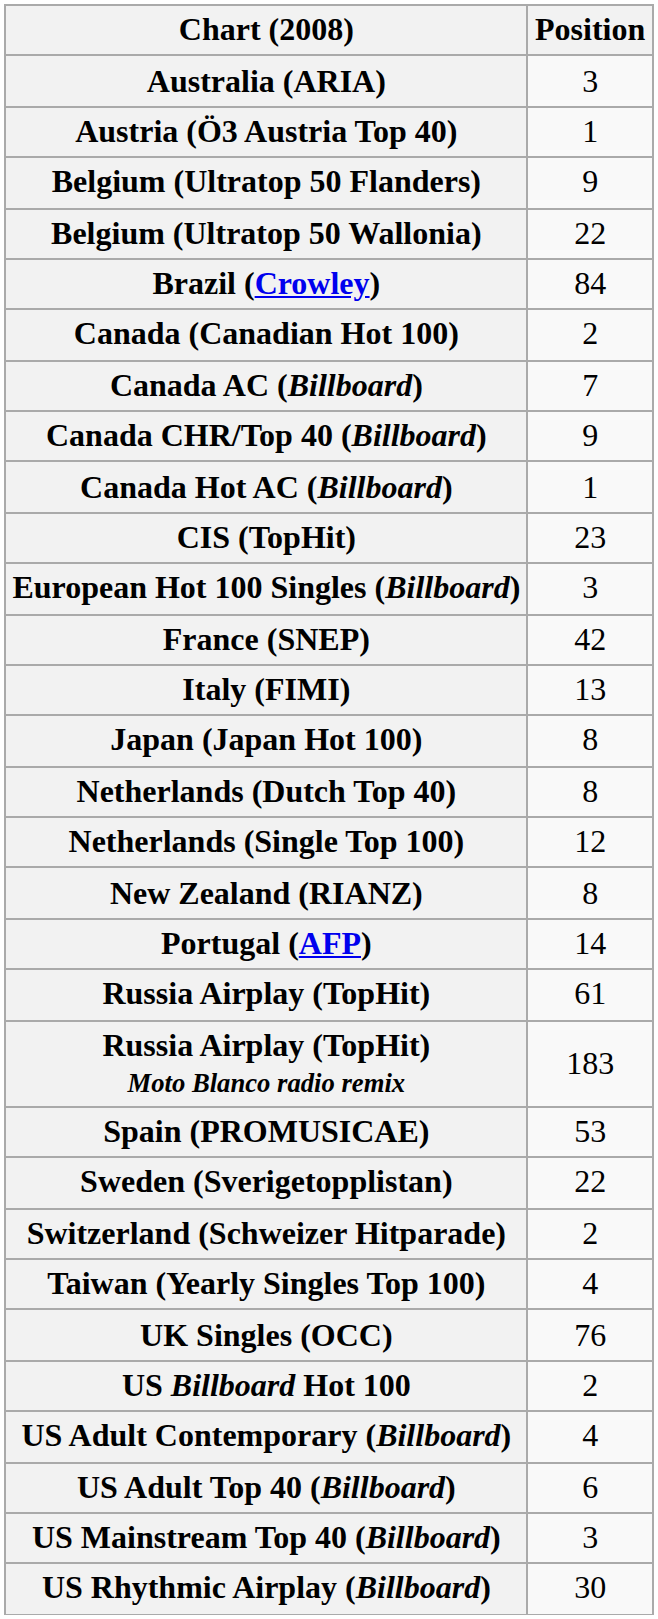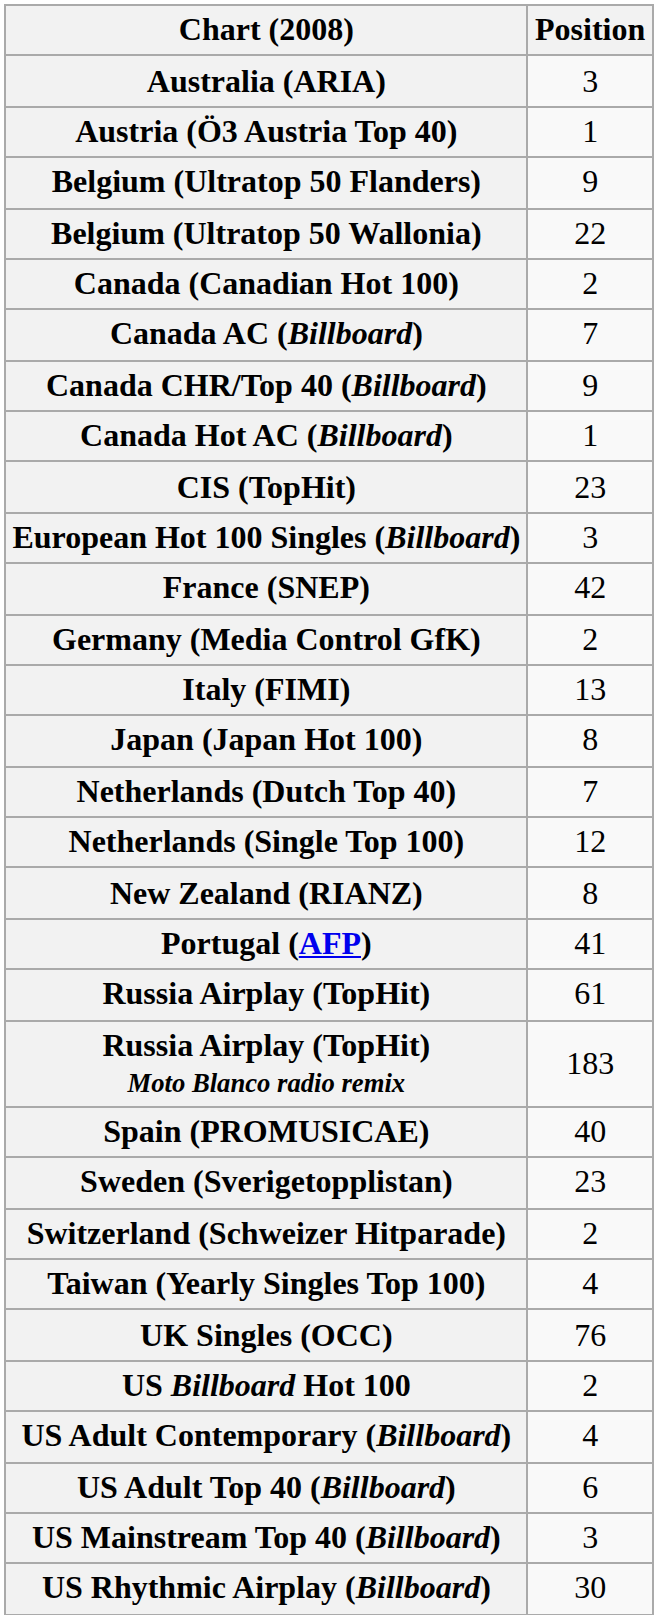- row: (266, 283)
+ row: (266, 638)
(590, 791) 8 -> (590, 791) 7
(590, 943) 14 -> (590, 943) 41
(590, 1131) 53 -> (590, 1131) 40
(590, 1182) 22 -> (590, 1182) 23
